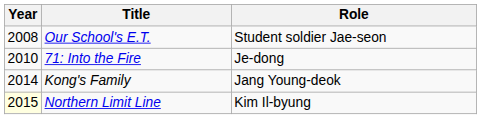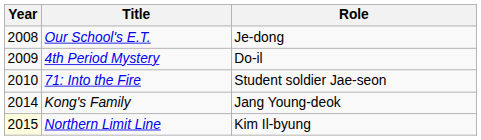(310, 37) Student soldier Jae-seon -> (259, 37) Je-dong
+ row: (102, 59)
(259, 59) Je-dong -> (310, 80) Student soldier Jae-seon
